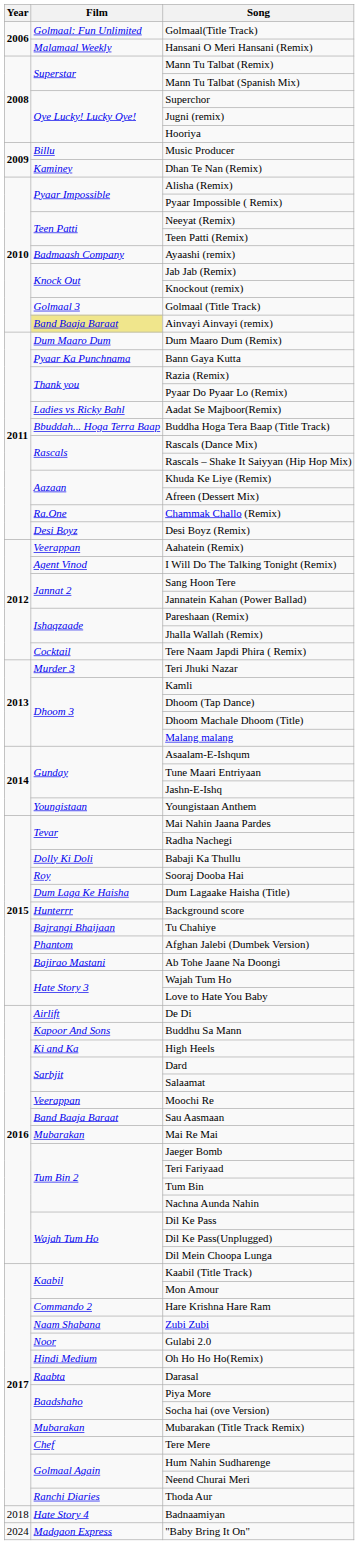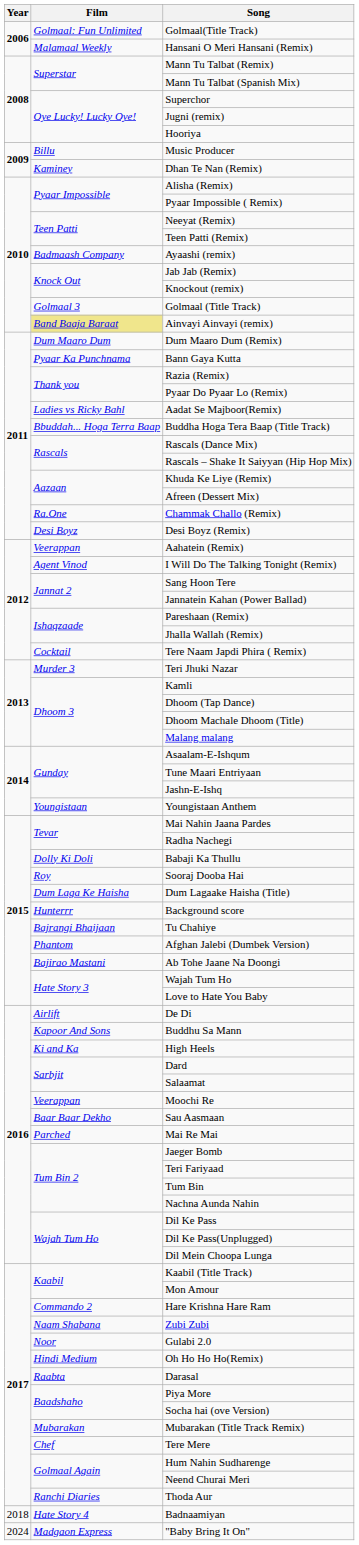(76, 1117) Band Baaja Baraat -> (72, 1117) Baar Baar Dekho
(59, 1134) Mubarakan -> (52, 1134) Parched
